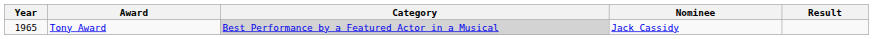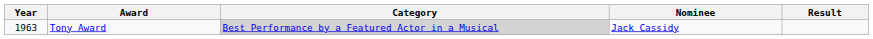(26, 27) 1965 -> (26, 27) 1963
